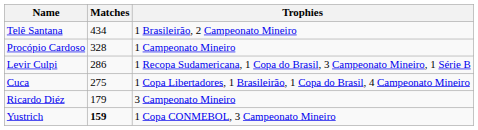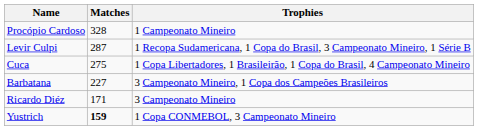- row: (35, 30)
(98, 64) 286 -> (98, 47) 287
+ row: (29, 82)
(98, 99) 179 -> (98, 99) 171
